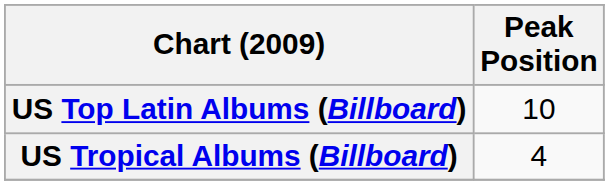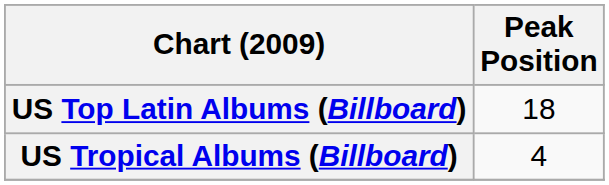(539, 108) 10 -> (539, 108) 18
